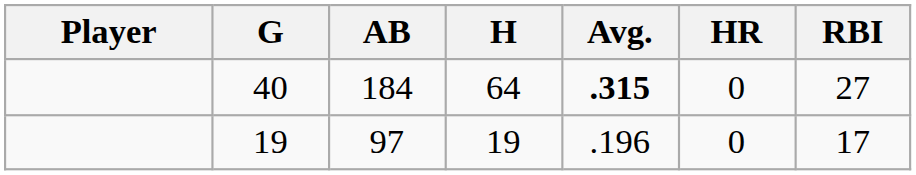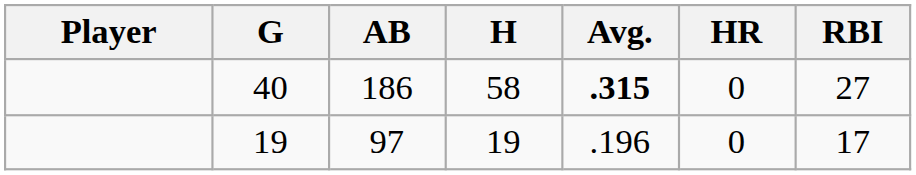(387, 86) 184 -> (387, 86) 186
(503, 86) 64 -> (503, 86) 58
